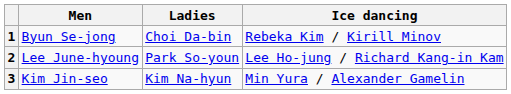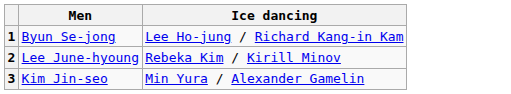- column: (192, 15)
(343, 36) Rebeka Kim / Kirill Minov -> (274, 36) Lee Ho-jung / Richard Kang-in Kam
(374, 57) Lee Ho-jung / Richard Kang-in Kam -> (243, 57) Rebeka Kim / Kirill Minov
